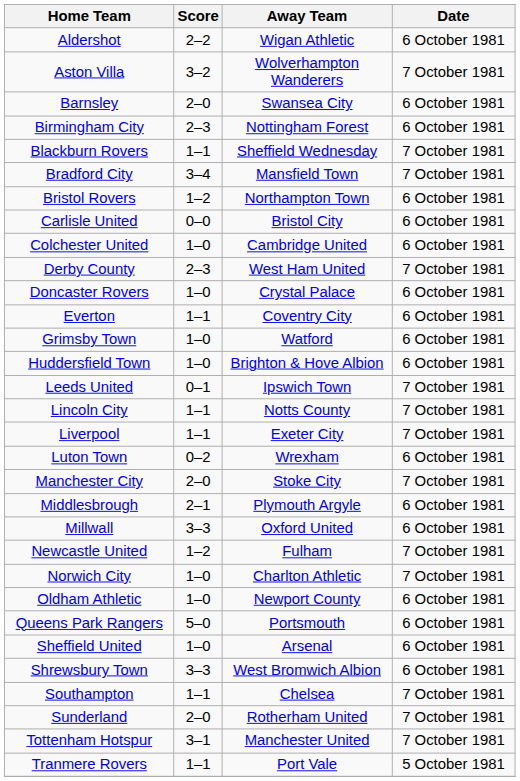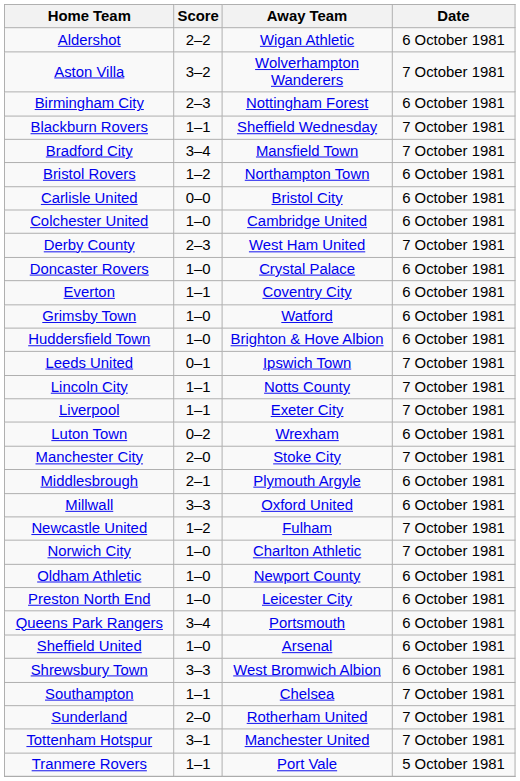- row: (89, 103)
+ row: (89, 599)
(198, 623) 5–0 -> (198, 623) 3–4
